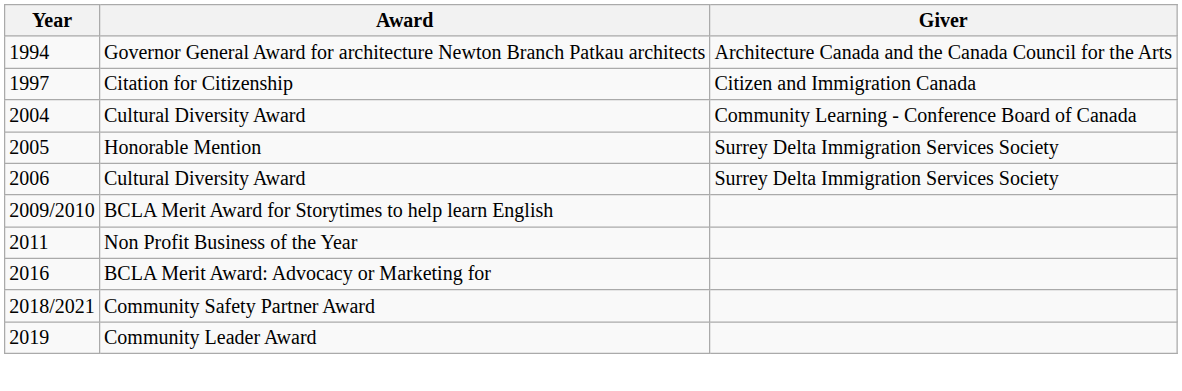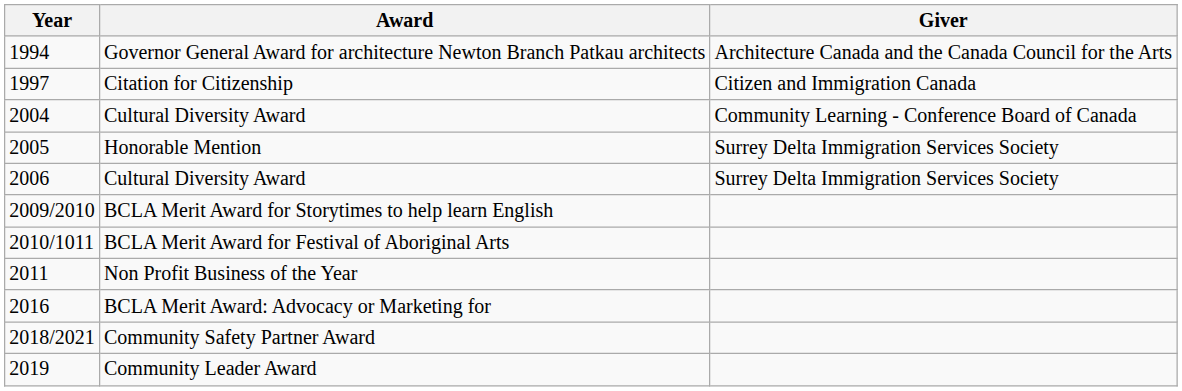+ row: (52, 242)
